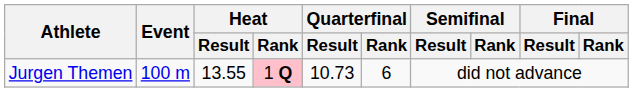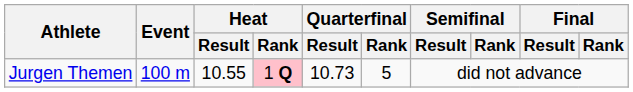(224, 73) 13.55 -> (224, 73) 10.55
(386, 73) 6 -> (386, 73) 5
